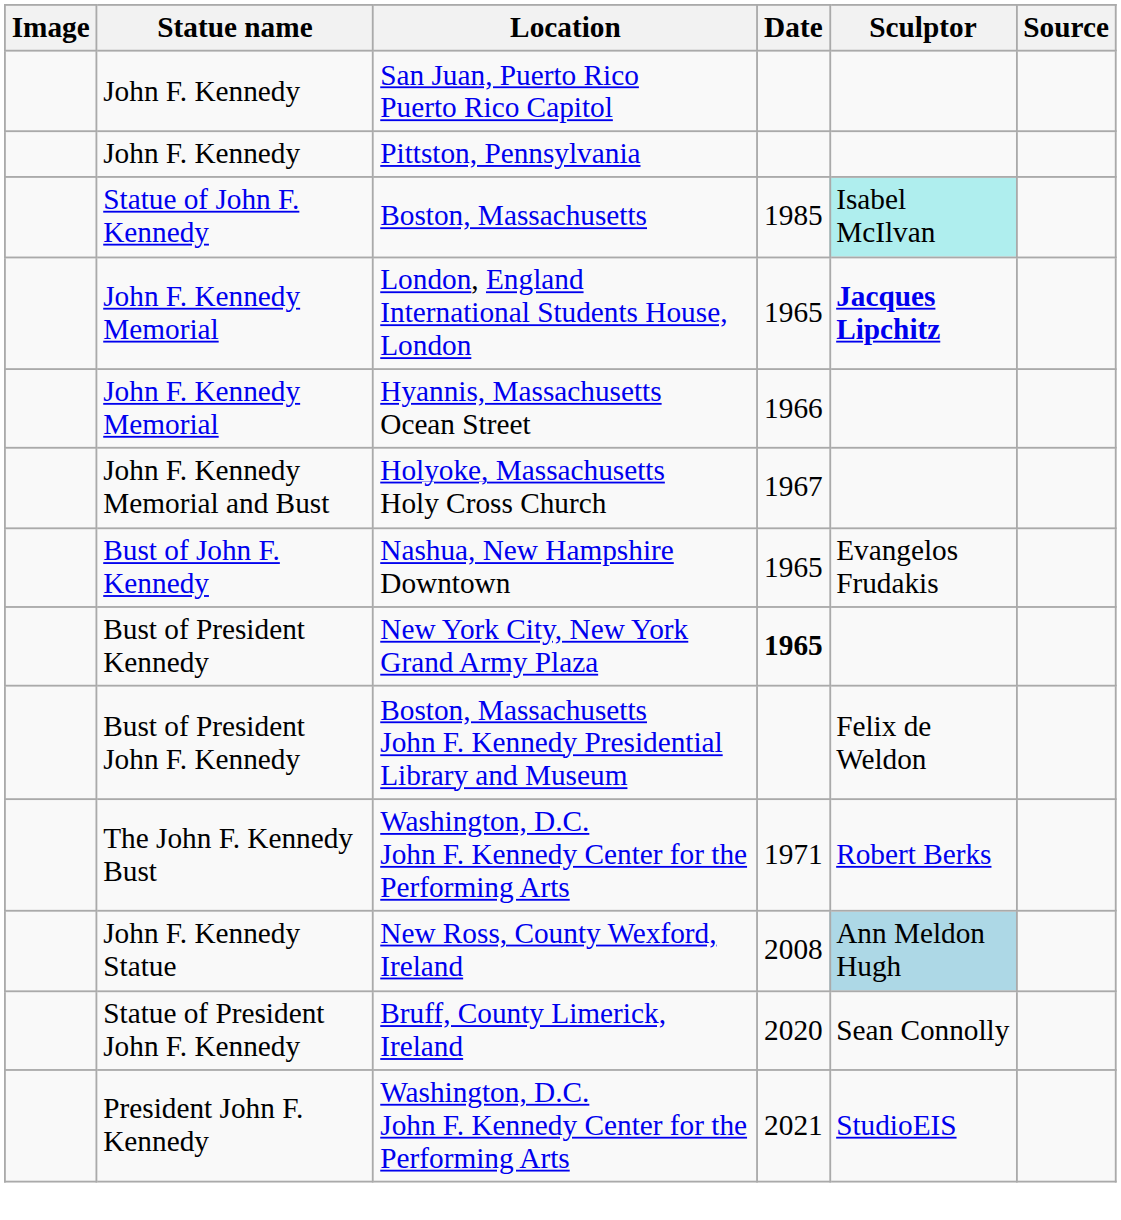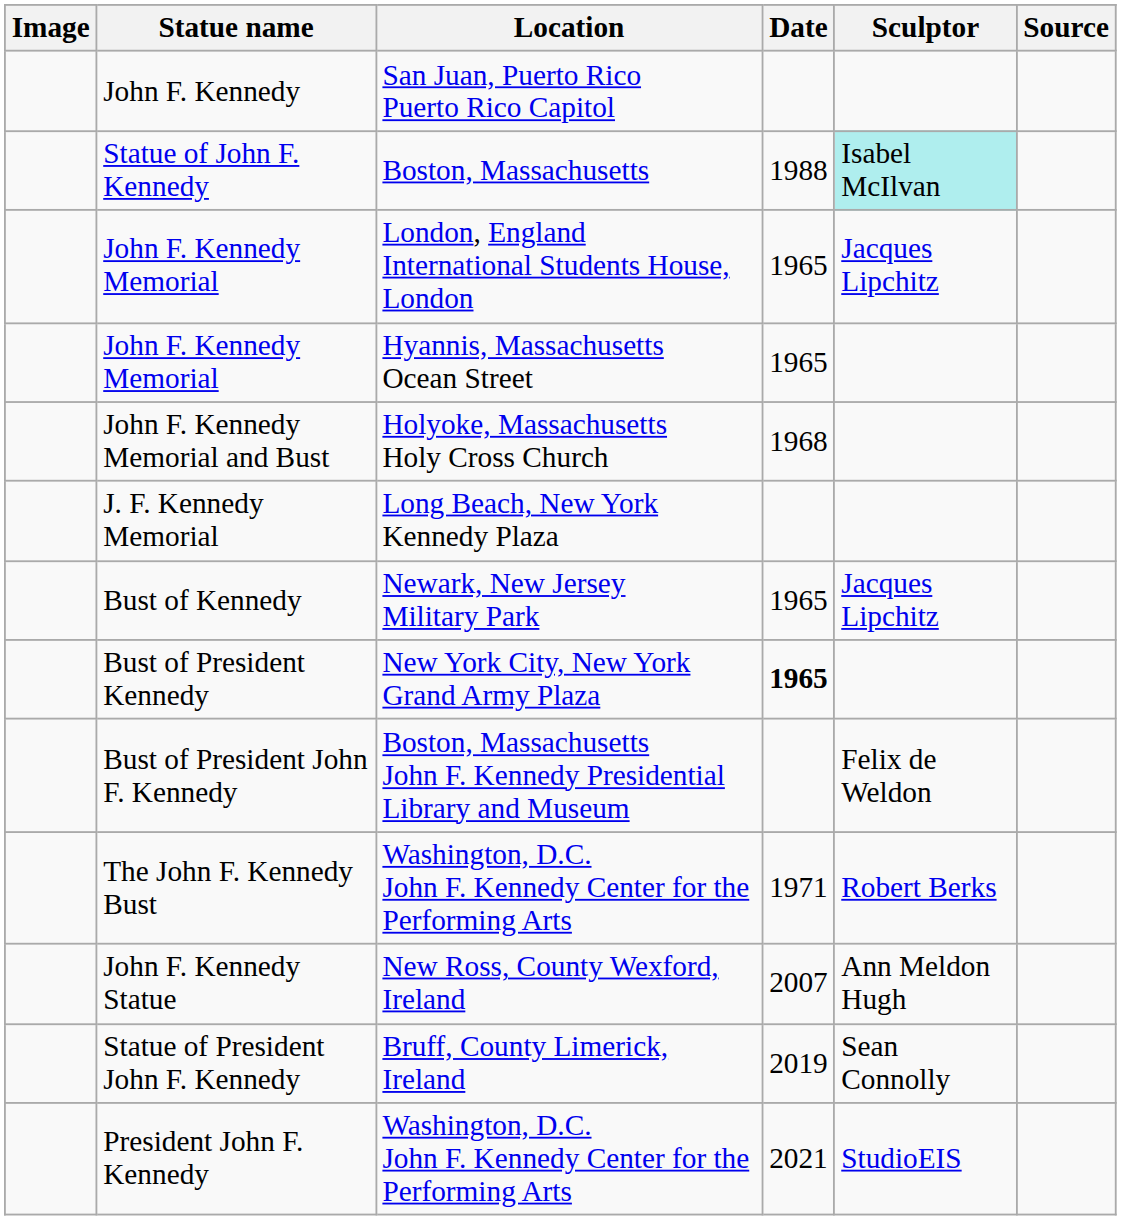- row: (202, 153)
(793, 216) 1985 -> (798, 170) 1988
(888, 312) bold -> (890, 265) normal
(793, 408) 1966 -> (798, 361) 1965
(793, 487) 1967 -> (798, 441) 1968
+ row: (183, 520)
+ row: (202, 599)
- row: (192, 566)
(793, 950) 2008 -> (798, 983) 2007
(911, 950) lightblue background -> (916, 983) no background
(793, 1029) 2020 -> (798, 1062) 2019
